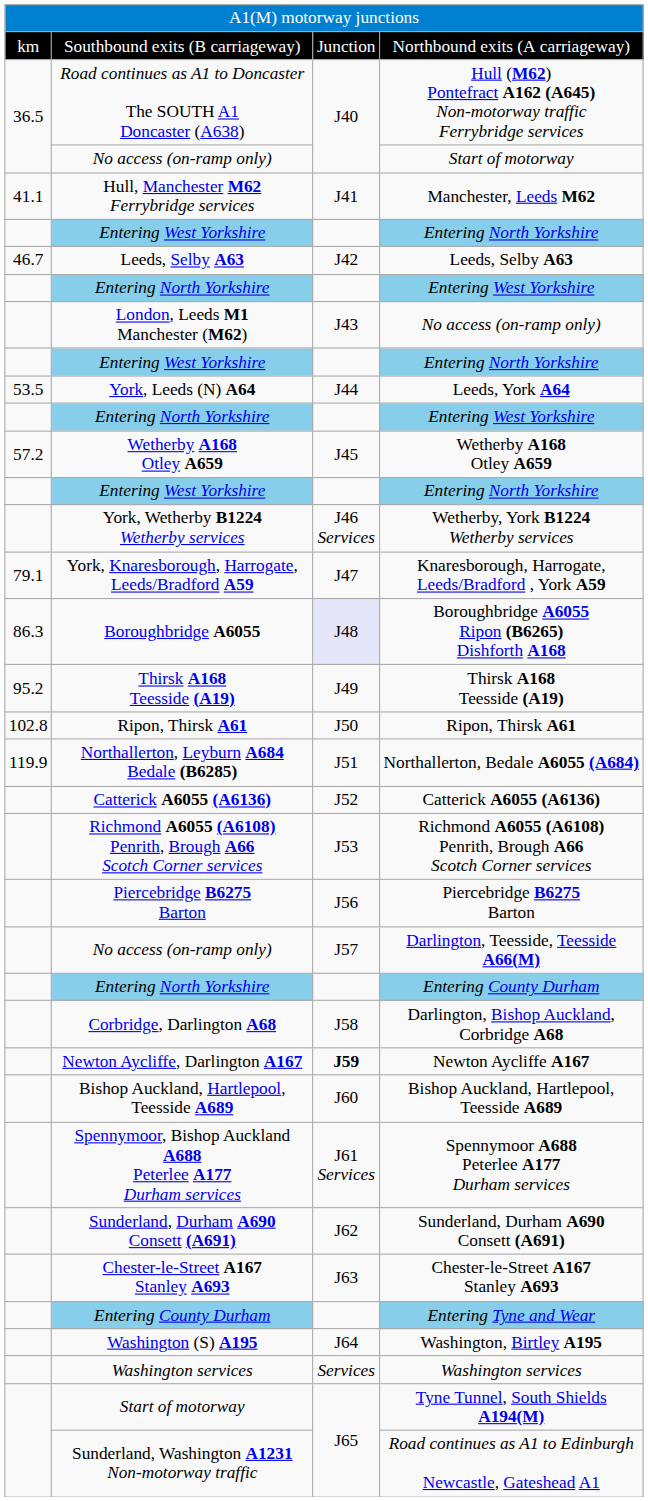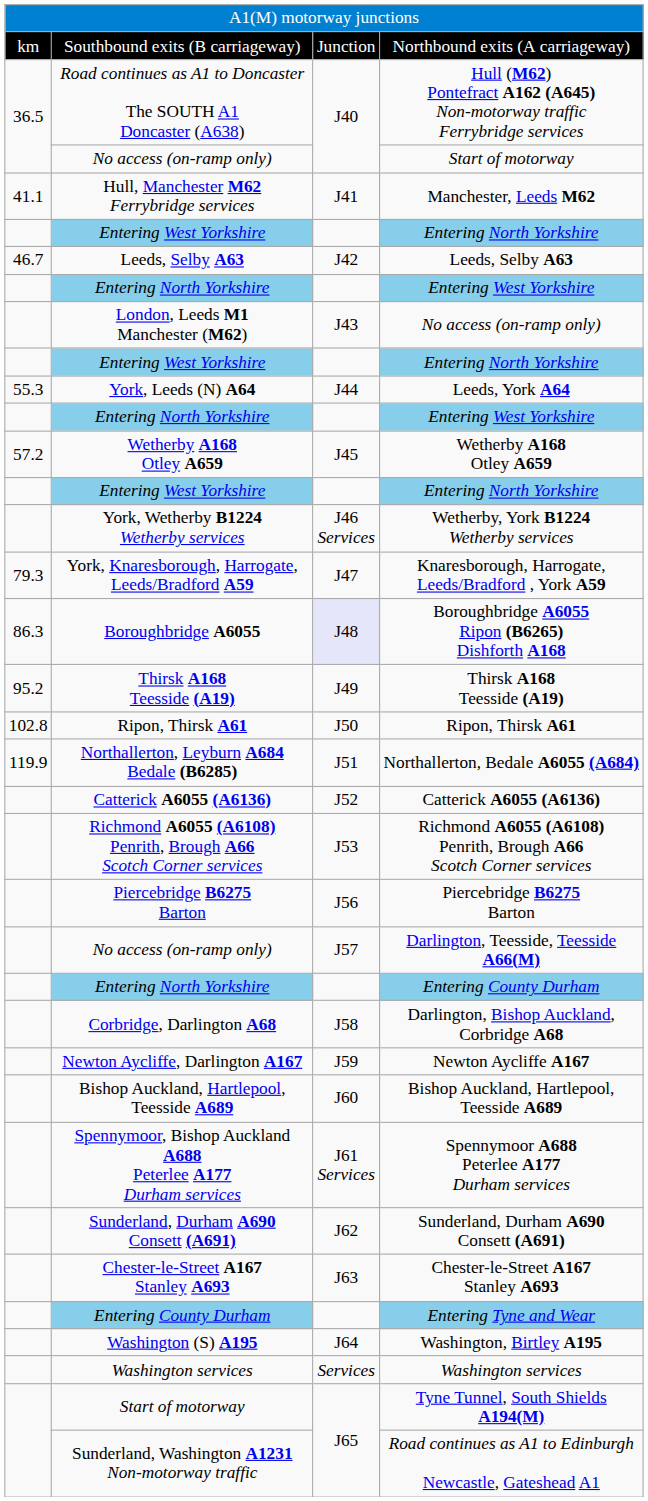(28, 389) 53.5 -> (28, 389) 55.3
(28, 575) 79.1 -> (28, 575) 79.3
(346, 1061) bold -> (346, 1061) normal
